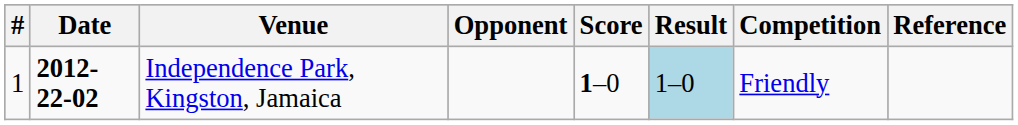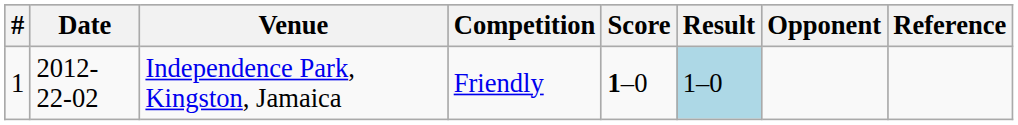columns swapped: (511, 25) <-> (810, 25)
(67, 82) bold -> (67, 82) normal
